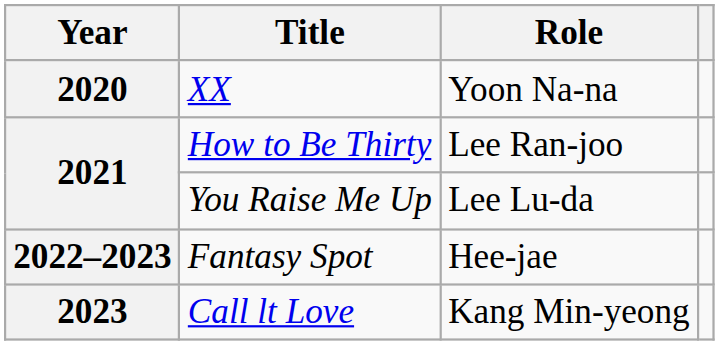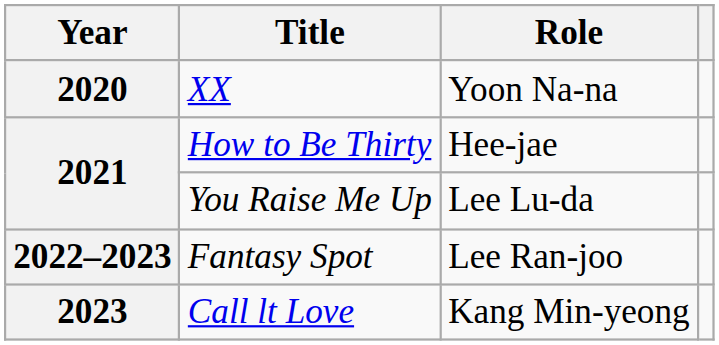(536, 144) Lee Ran-joo -> (503, 144) Hee-jae
(503, 255) Hee-jae -> (536, 255) Lee Ran-joo
